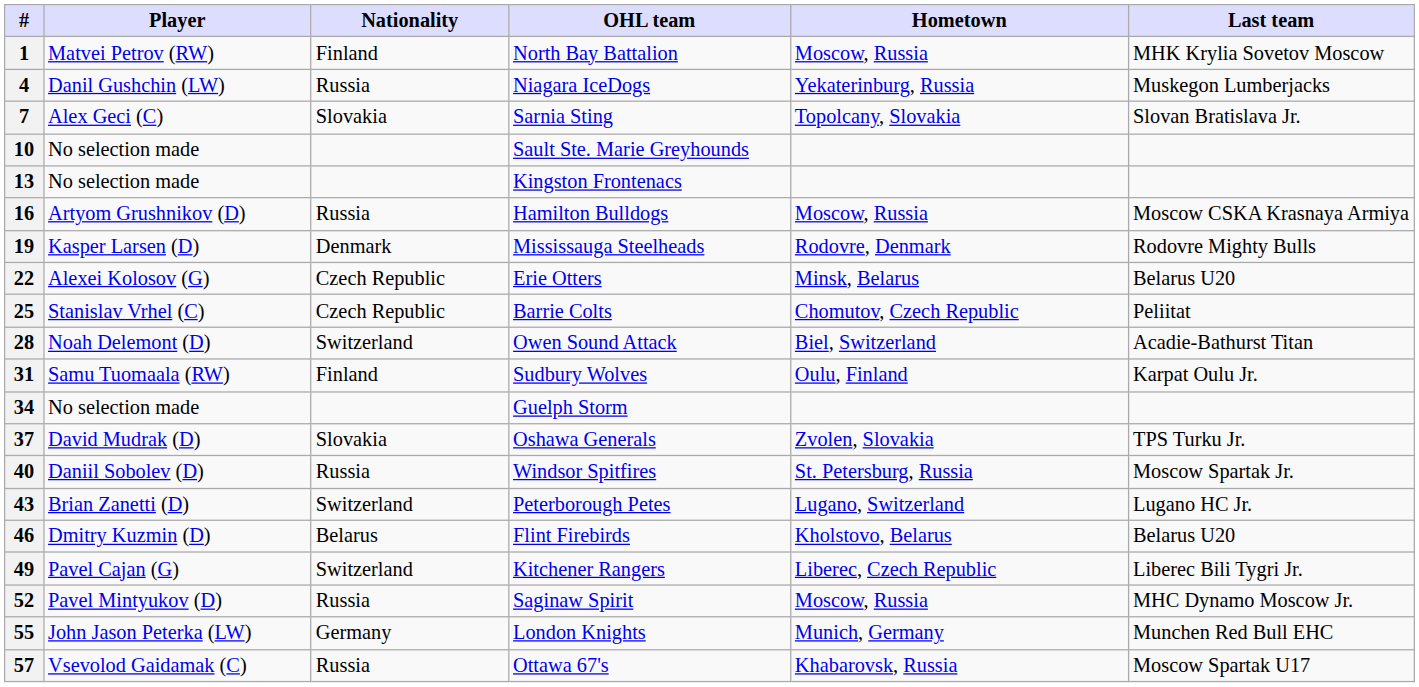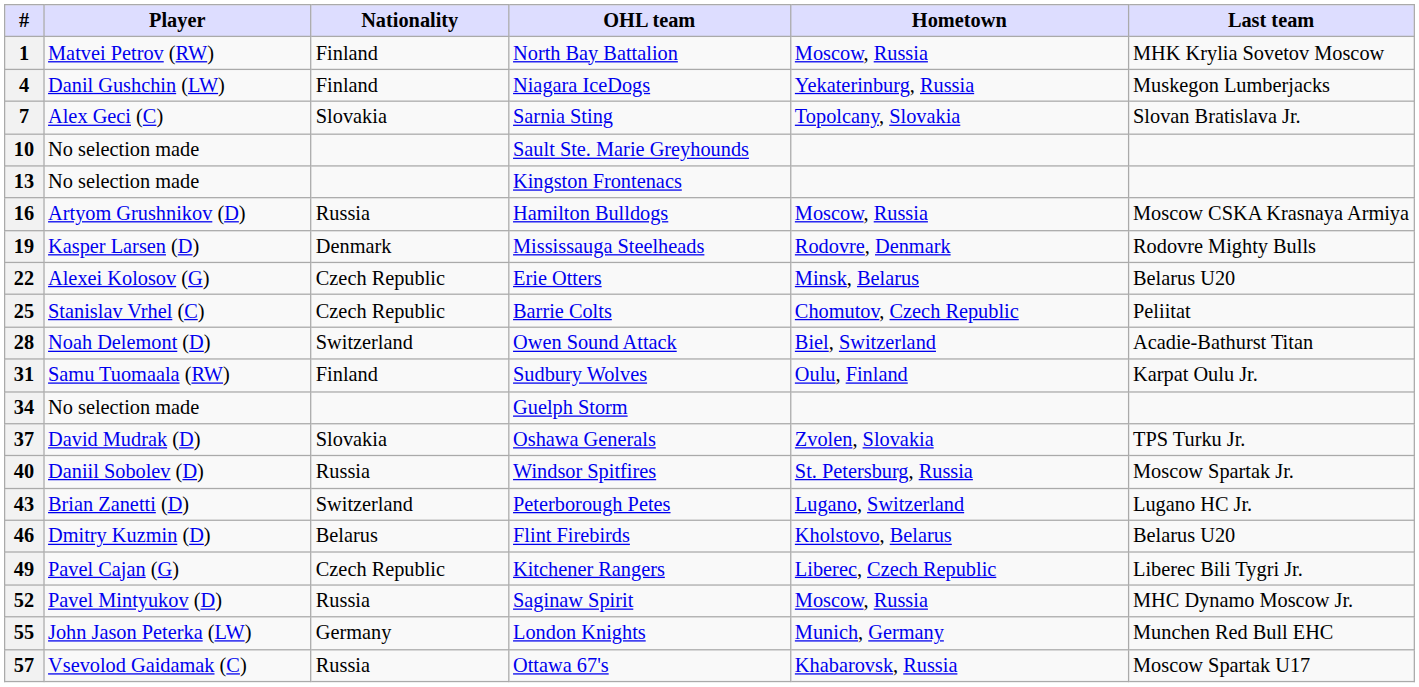(343, 85) Russia -> (347, 85) Finland
(364, 568) Switzerland -> (380, 568) Czech Republic
